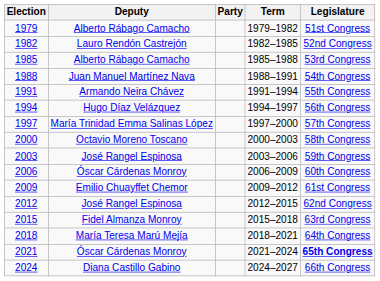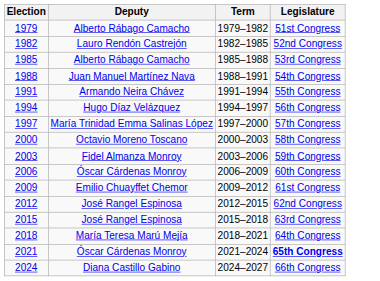- column: (230, 12)
(132, 156) José Rangel Espinosa -> (132, 156) Fidel Almanza Monroy
(132, 220) Fidel Almanza Monroy -> (132, 220) José Rangel Espinosa
